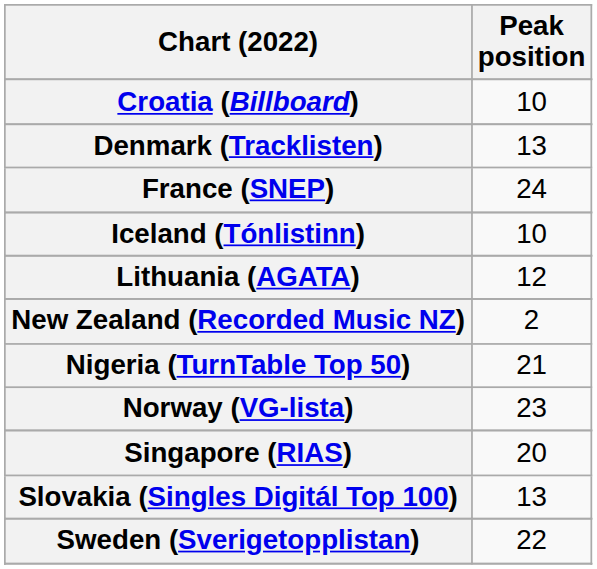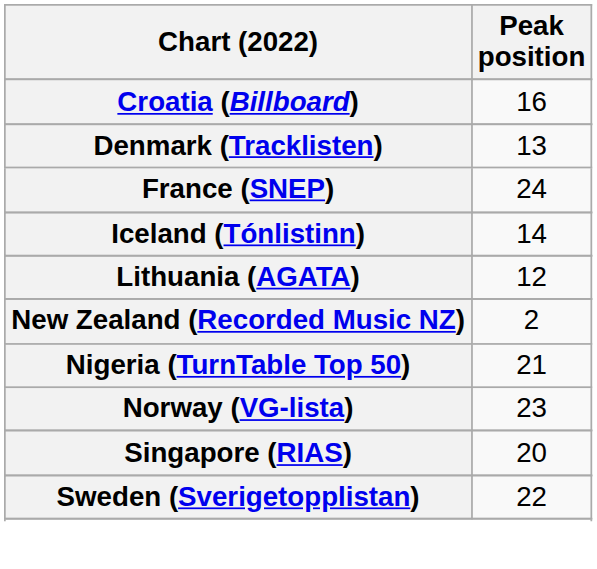(532, 101) 10 -> (532, 101) 16
(532, 233) 10 -> (532, 233) 14
- row: (238, 496)
